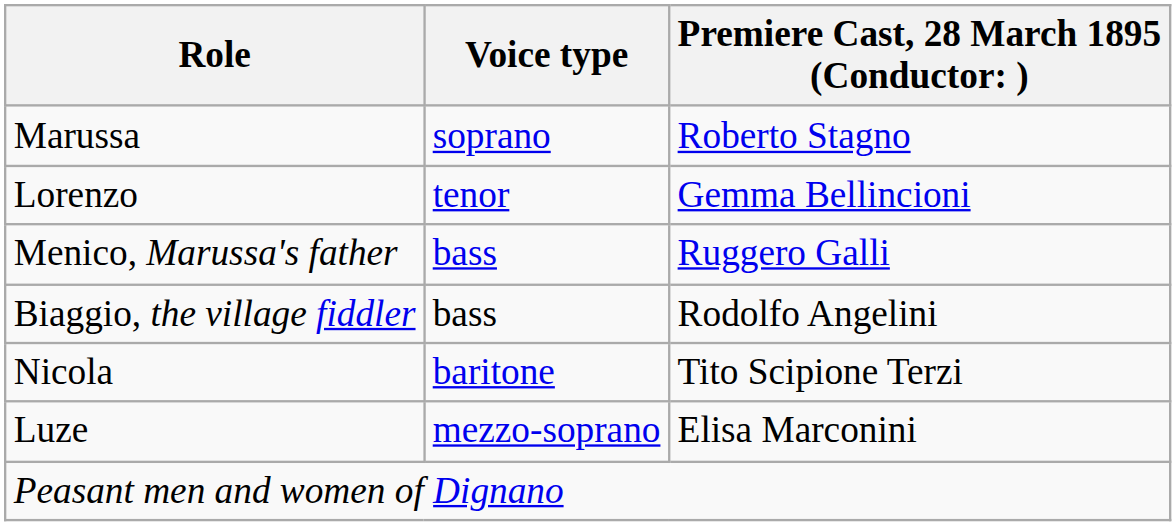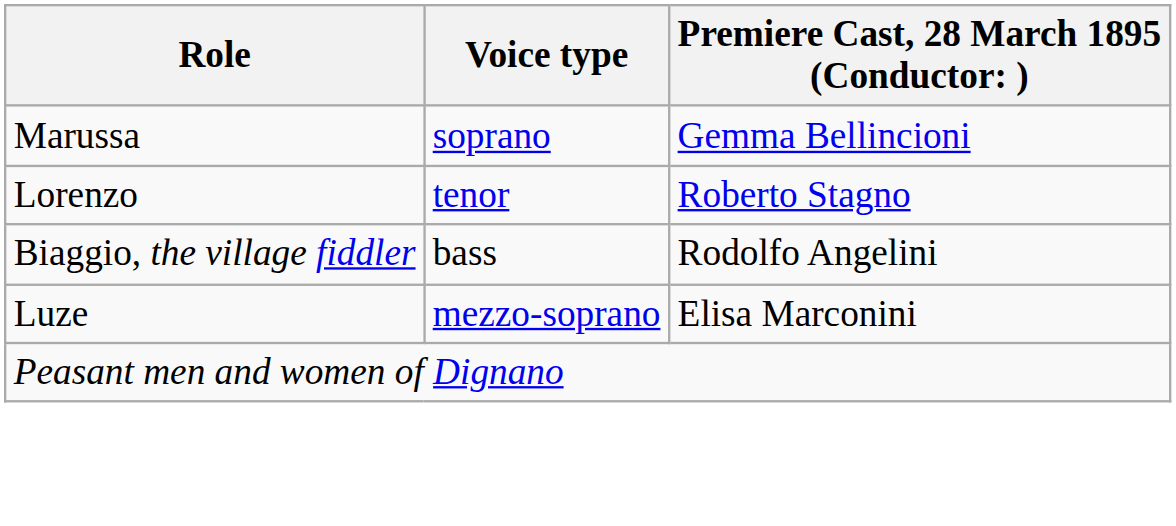(794, 135) Roberto Stagno -> (824, 135) Gemma Bellincioni
(824, 194) Gemma Bellincioni -> (794, 194) Roberto Stagno
- row: (206, 253)
- row: (63, 371)
